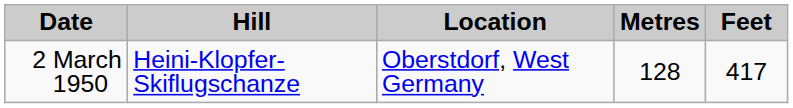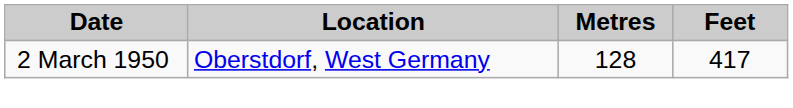- column: (252, 22)
